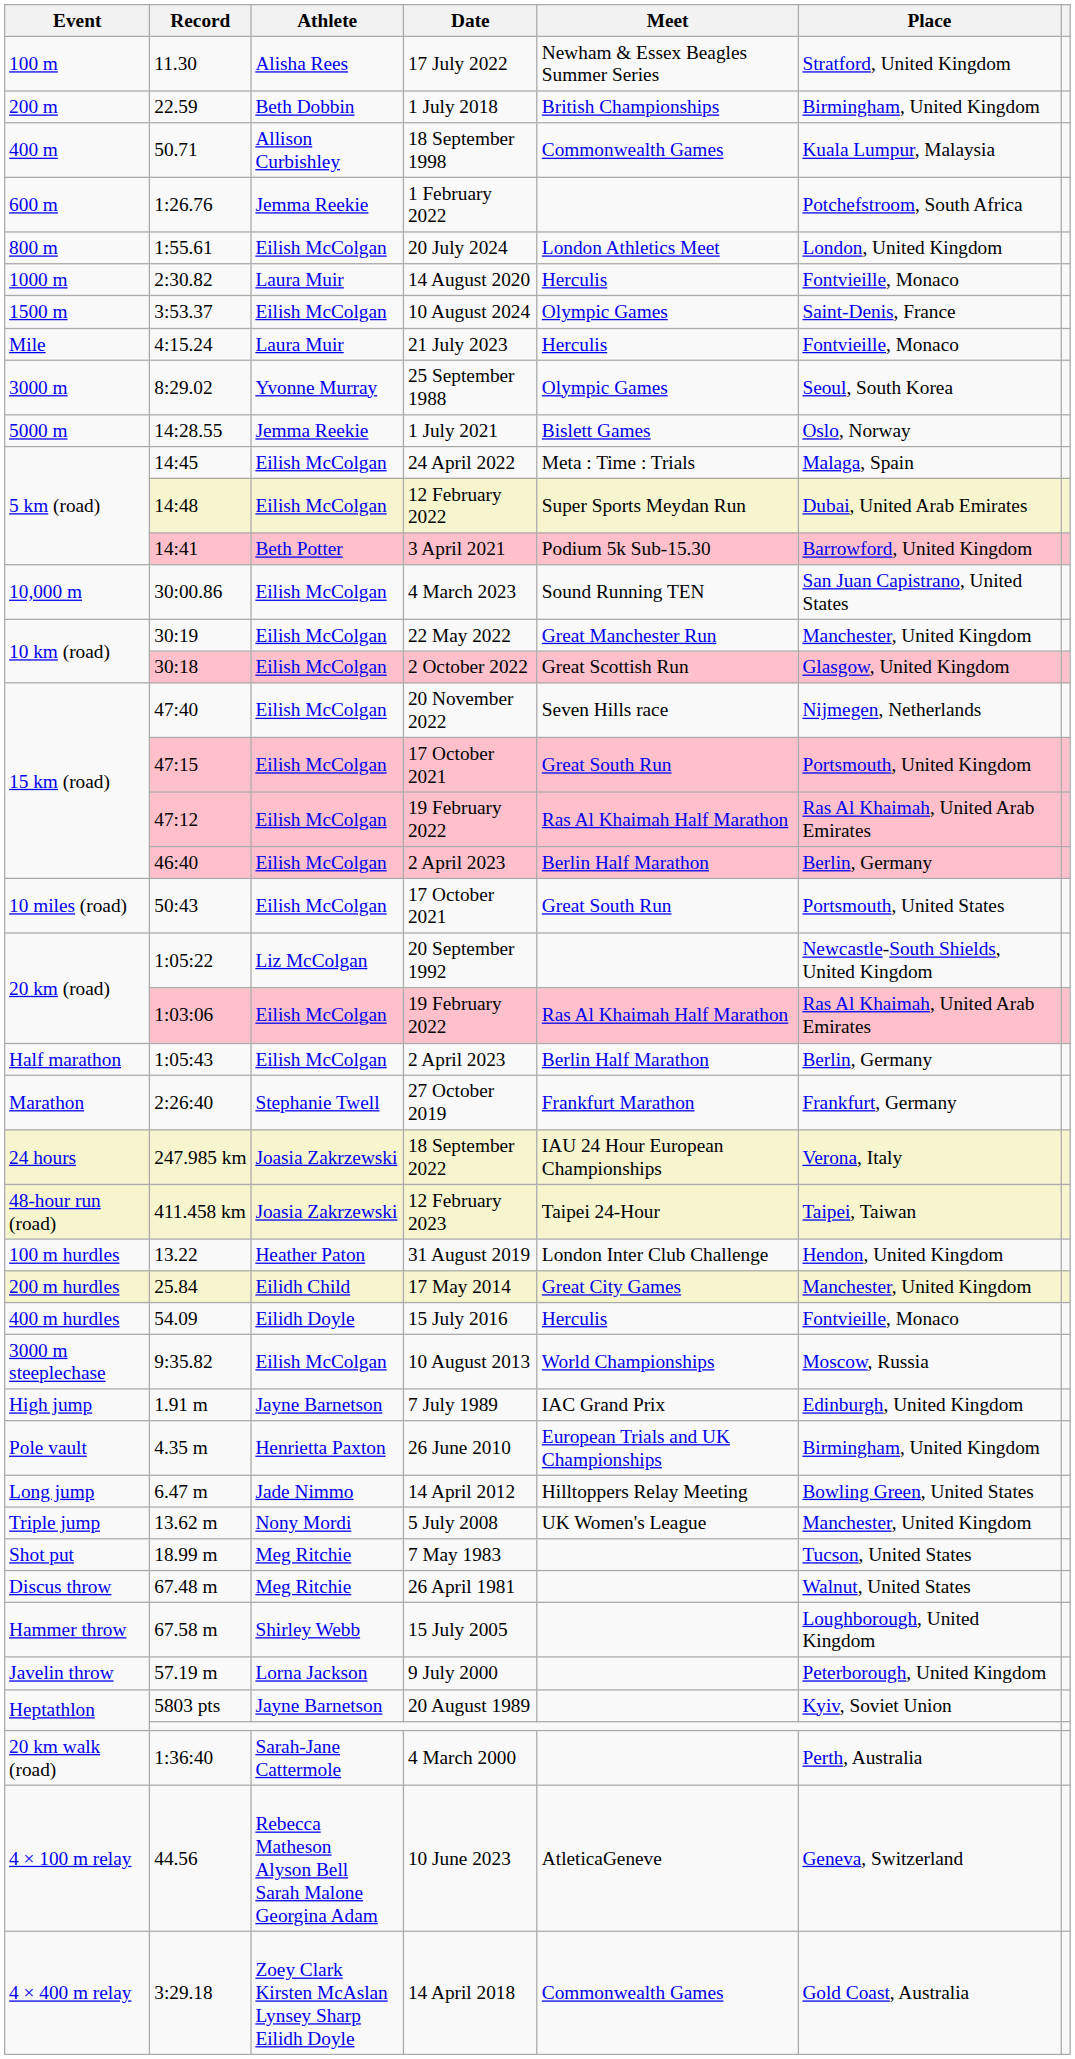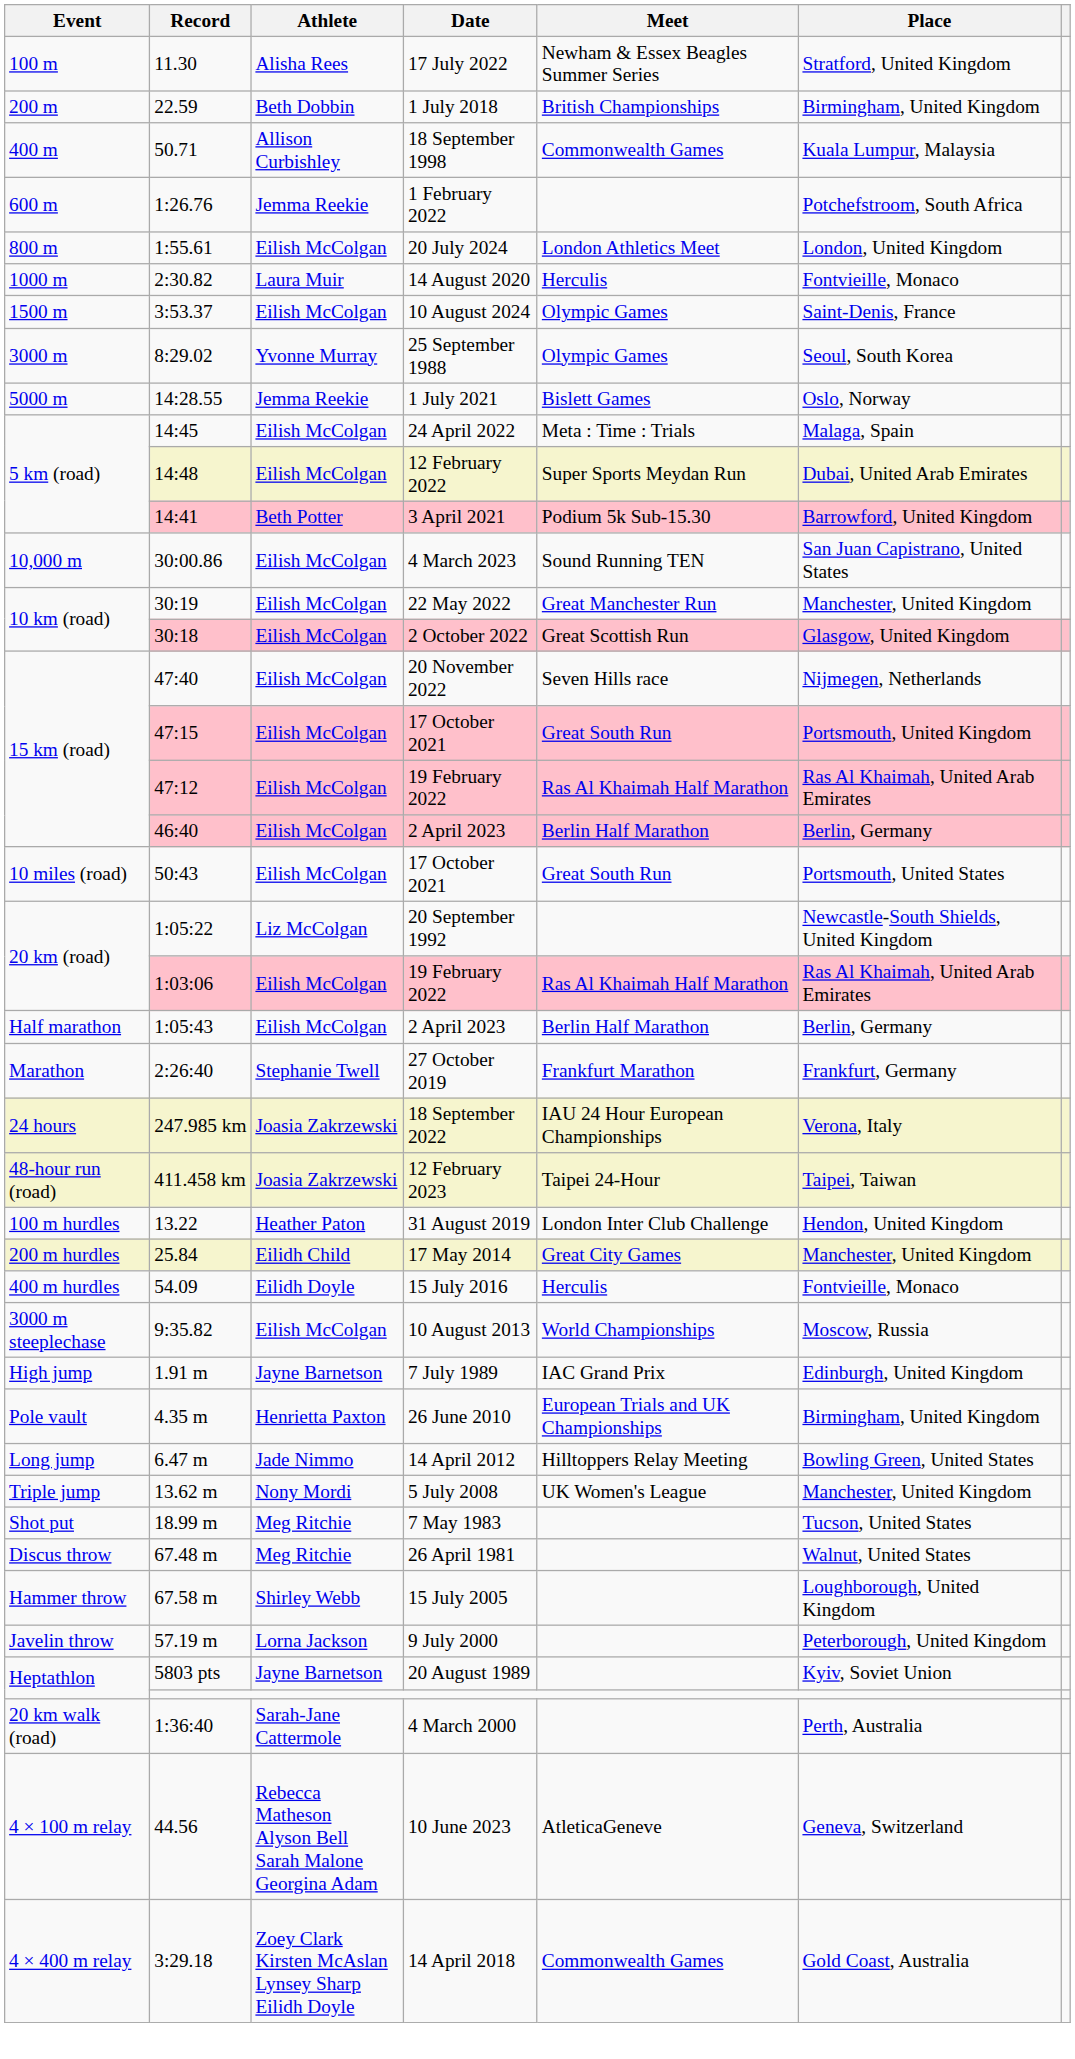- row: (183, 343)
